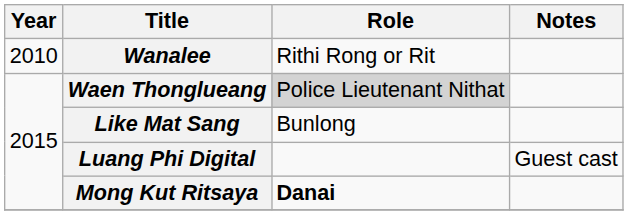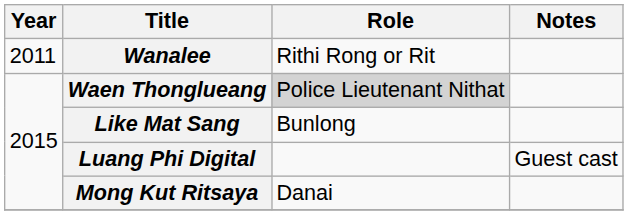(34, 55) 2010 -> (33, 55) 2011
(306, 192) bold -> (305, 192) normal
